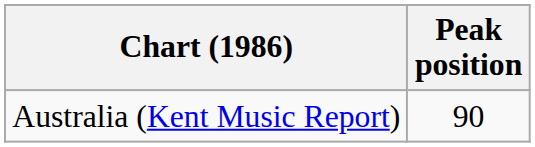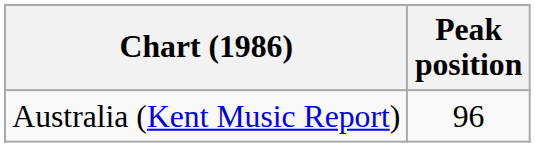(469, 115) 90 -> (469, 115) 96
